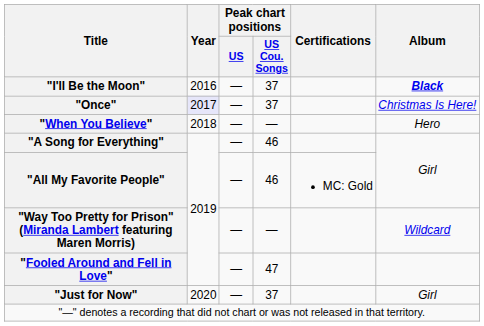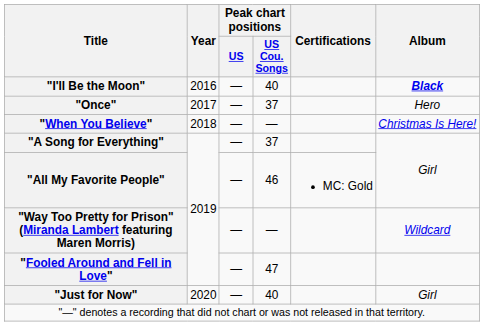(272, 86) 37 -> (272, 86) 40
(203, 105) lavender background -> (203, 105) no background
(427, 105) Christmas Is Here! -> (427, 105) Hero
(427, 124) Hero -> (427, 124) Christmas Is Here!
(272, 142) 46 -> (272, 142) 37
(272, 294) 37 -> (272, 294) 40
